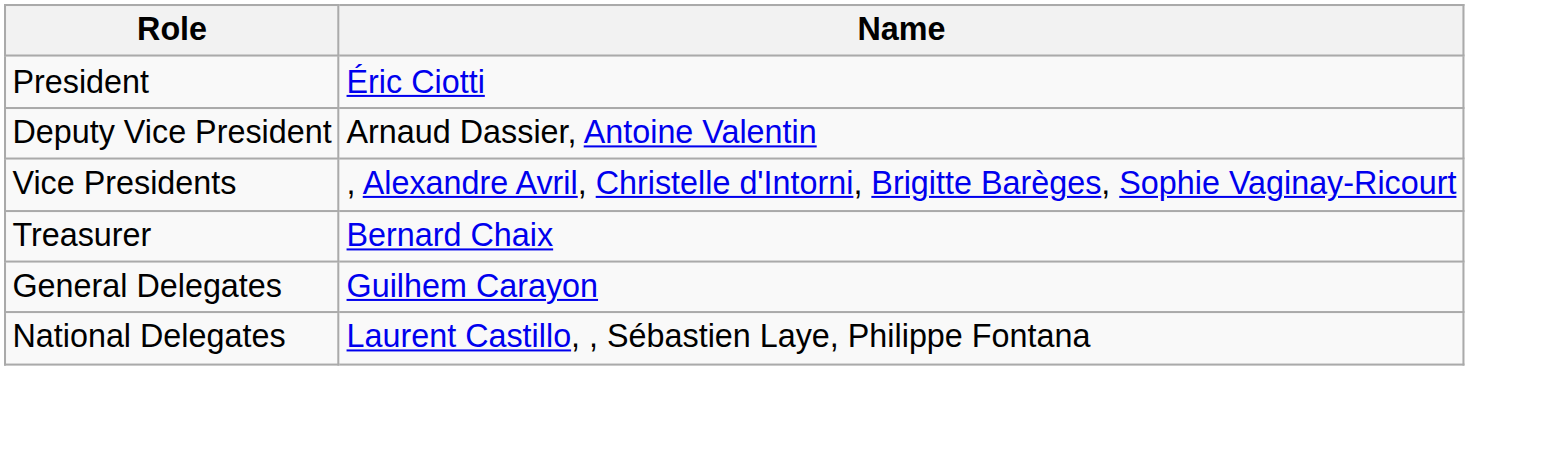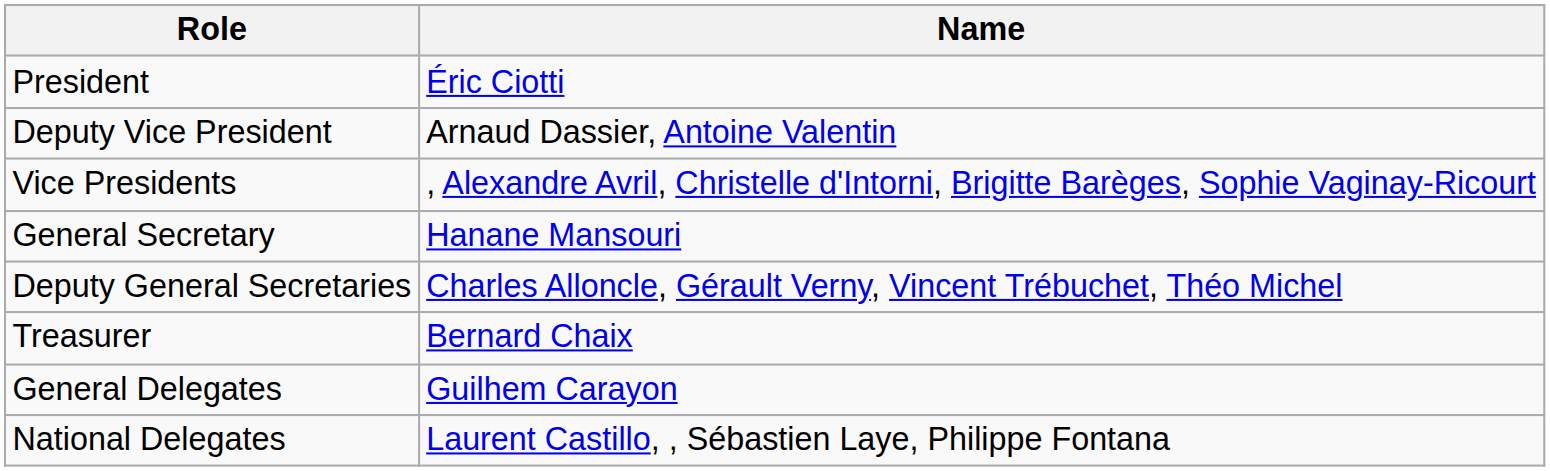+ row: (144, 235)
+ row: (212, 286)
